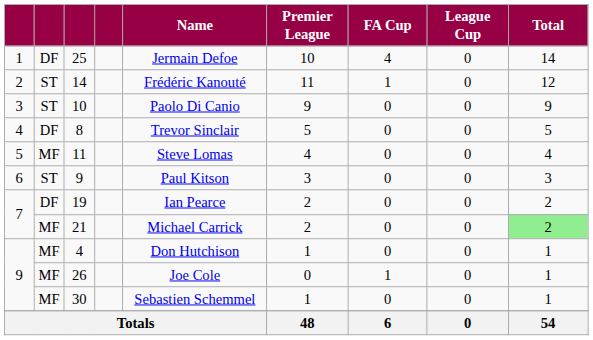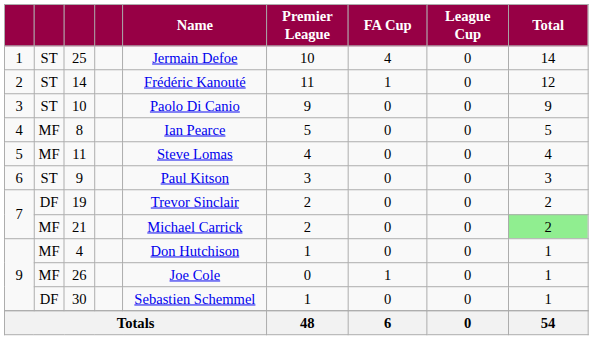(49, 58) DF -> (49, 58) ST
(49, 130) DF -> (49, 130) MF
(195, 130) Trevor Sinclair -> (195, 130) Ian Pearce
(195, 202) Ian Pearce -> (195, 202) Trevor Sinclair
(49, 298) MF -> (49, 298) DF
